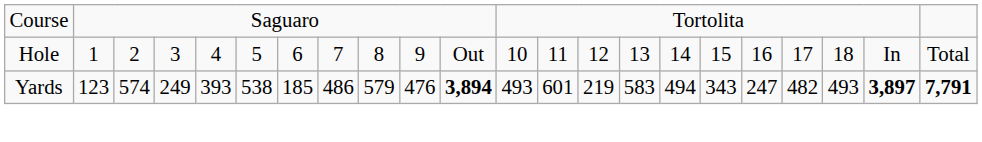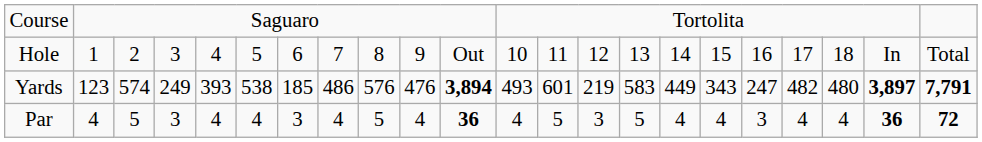(379, 86) 579 -> (379, 86) 576
(680, 86) 494 -> (680, 86) 449
(843, 86) 493 -> (843, 86) 480
+ row: (39, 119)
